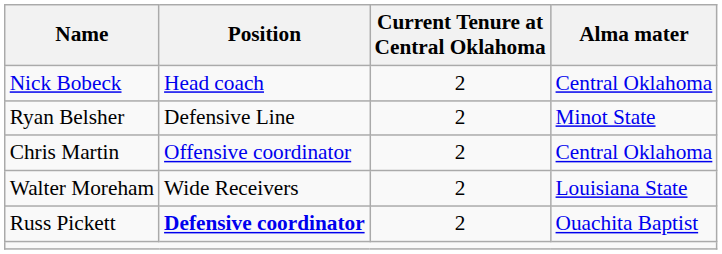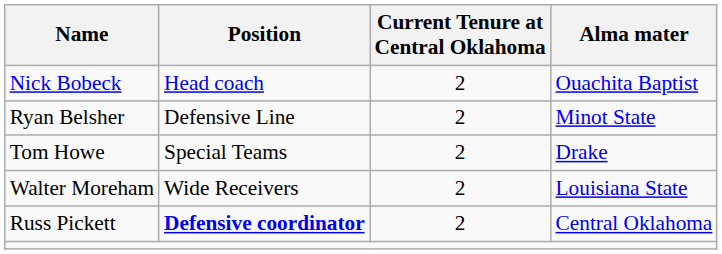(634, 82) Central Oklahoma -> (627, 82) Ouachita Baptist
+ row: (57, 153)
- row: (64, 153)
(627, 223) Ouachita Baptist -> (634, 223) Central Oklahoma
